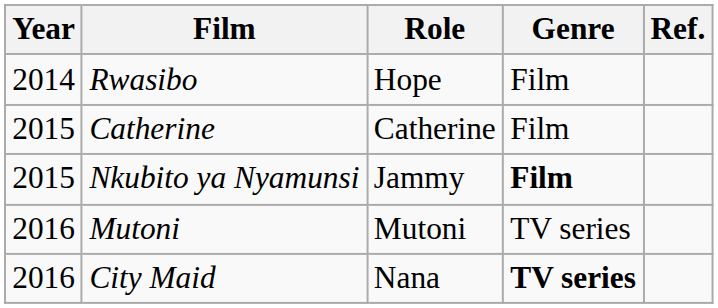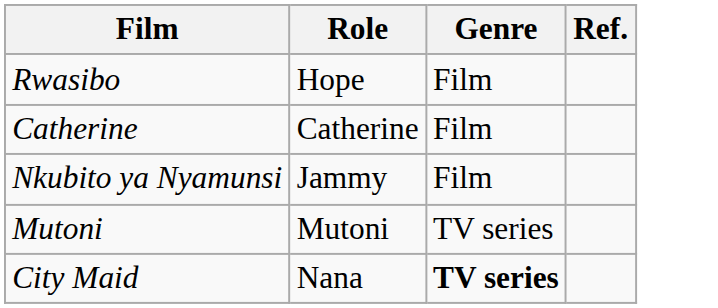- column: (44, 29)
(542, 178) bold -> (463, 178) normal
